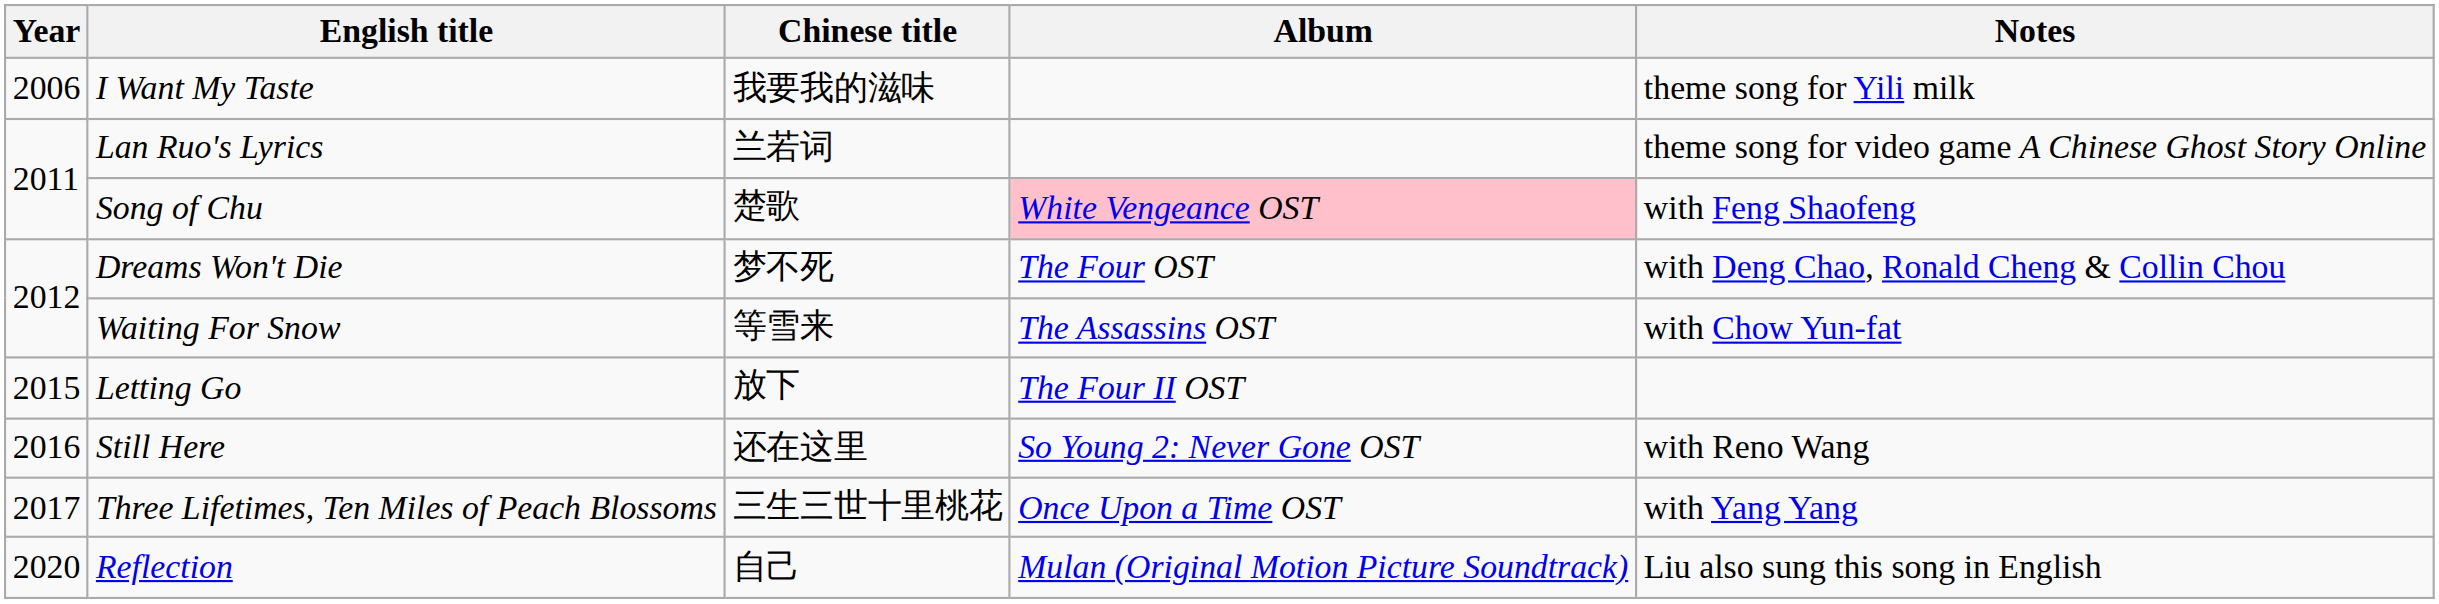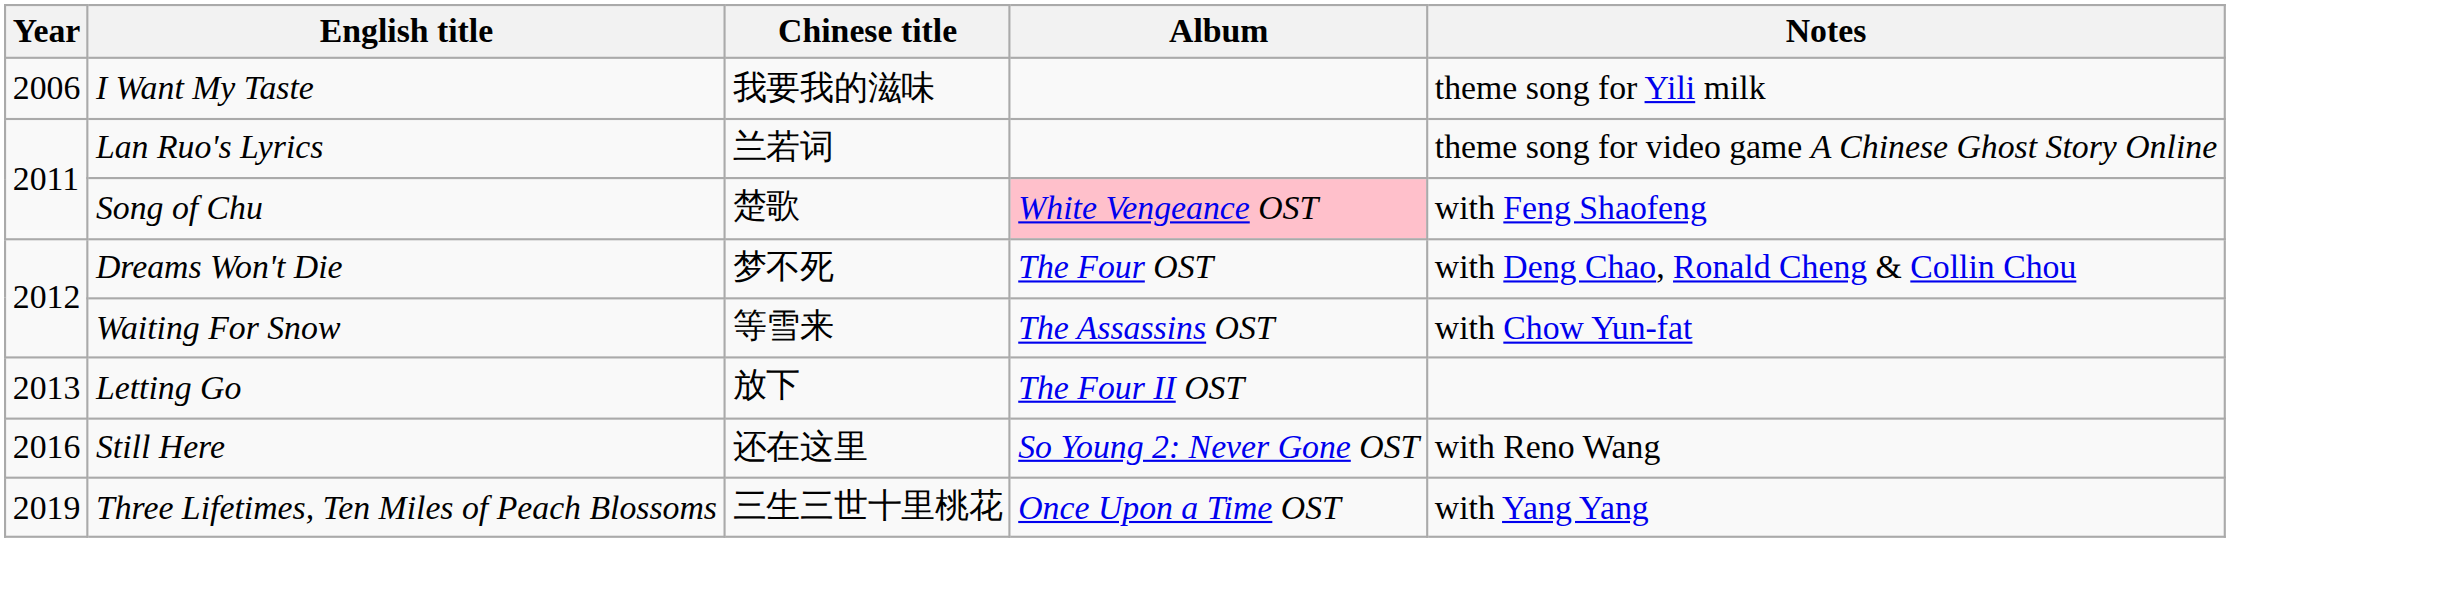(47, 387) 2015 -> (47, 387) 2013
(47, 507) 2017 -> (47, 507) 2019
- row: (164, 566)
